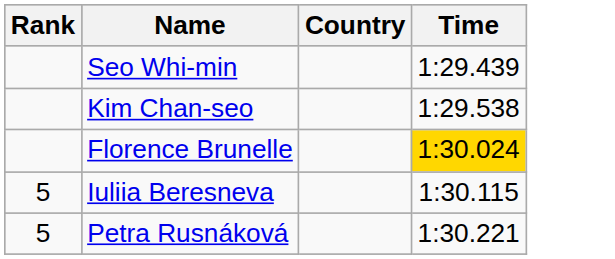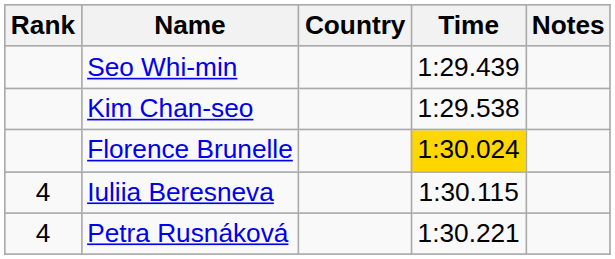+ column: (568, 25)
(43, 191) 5 -> (43, 191) 4
(43, 233) 5 -> (43, 233) 4
